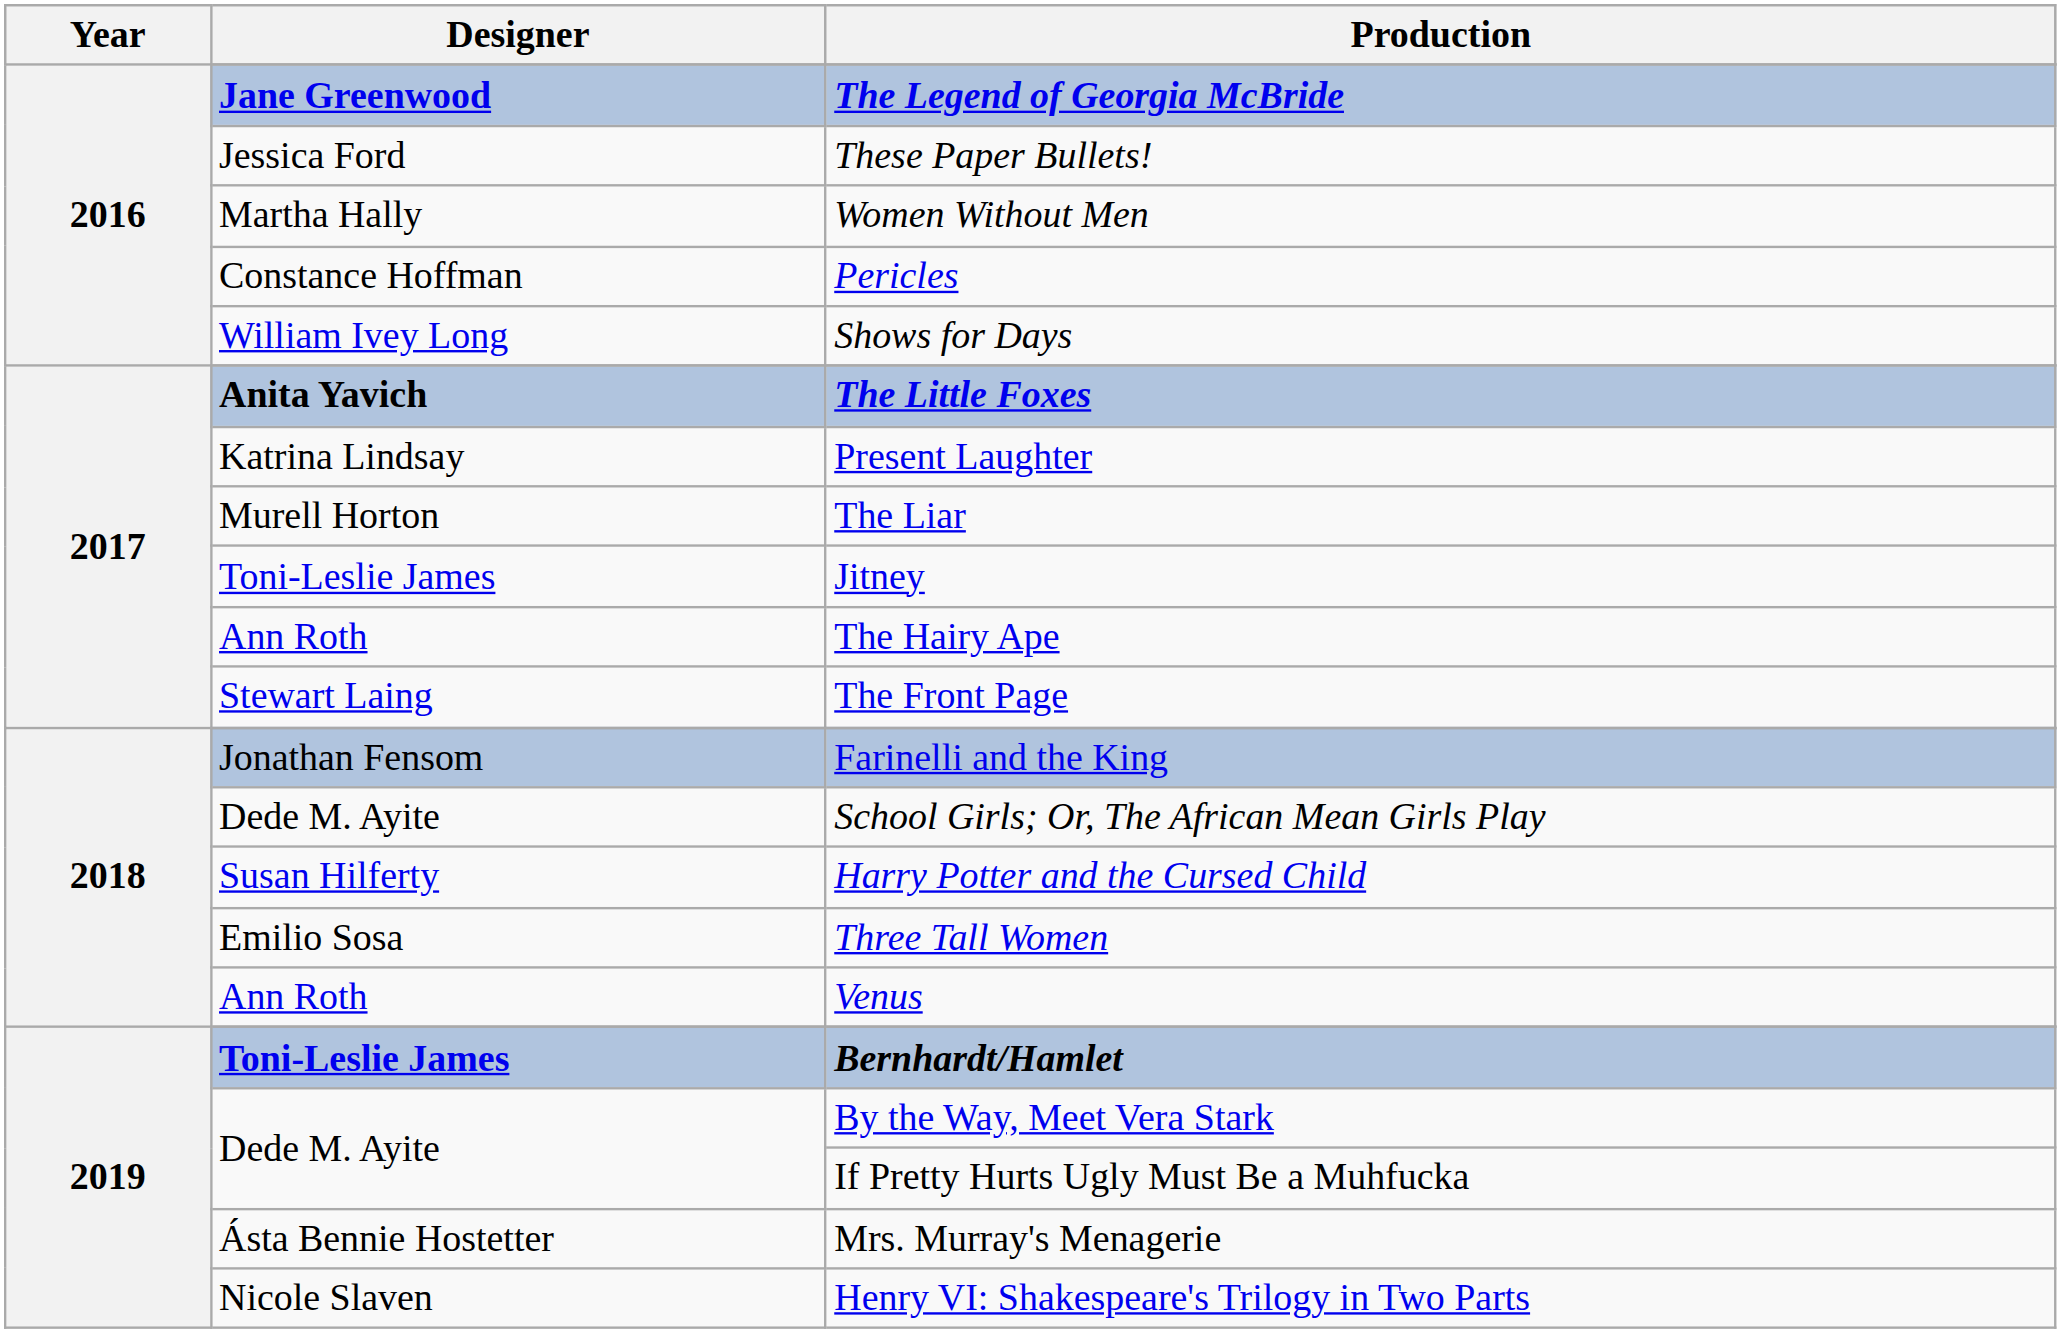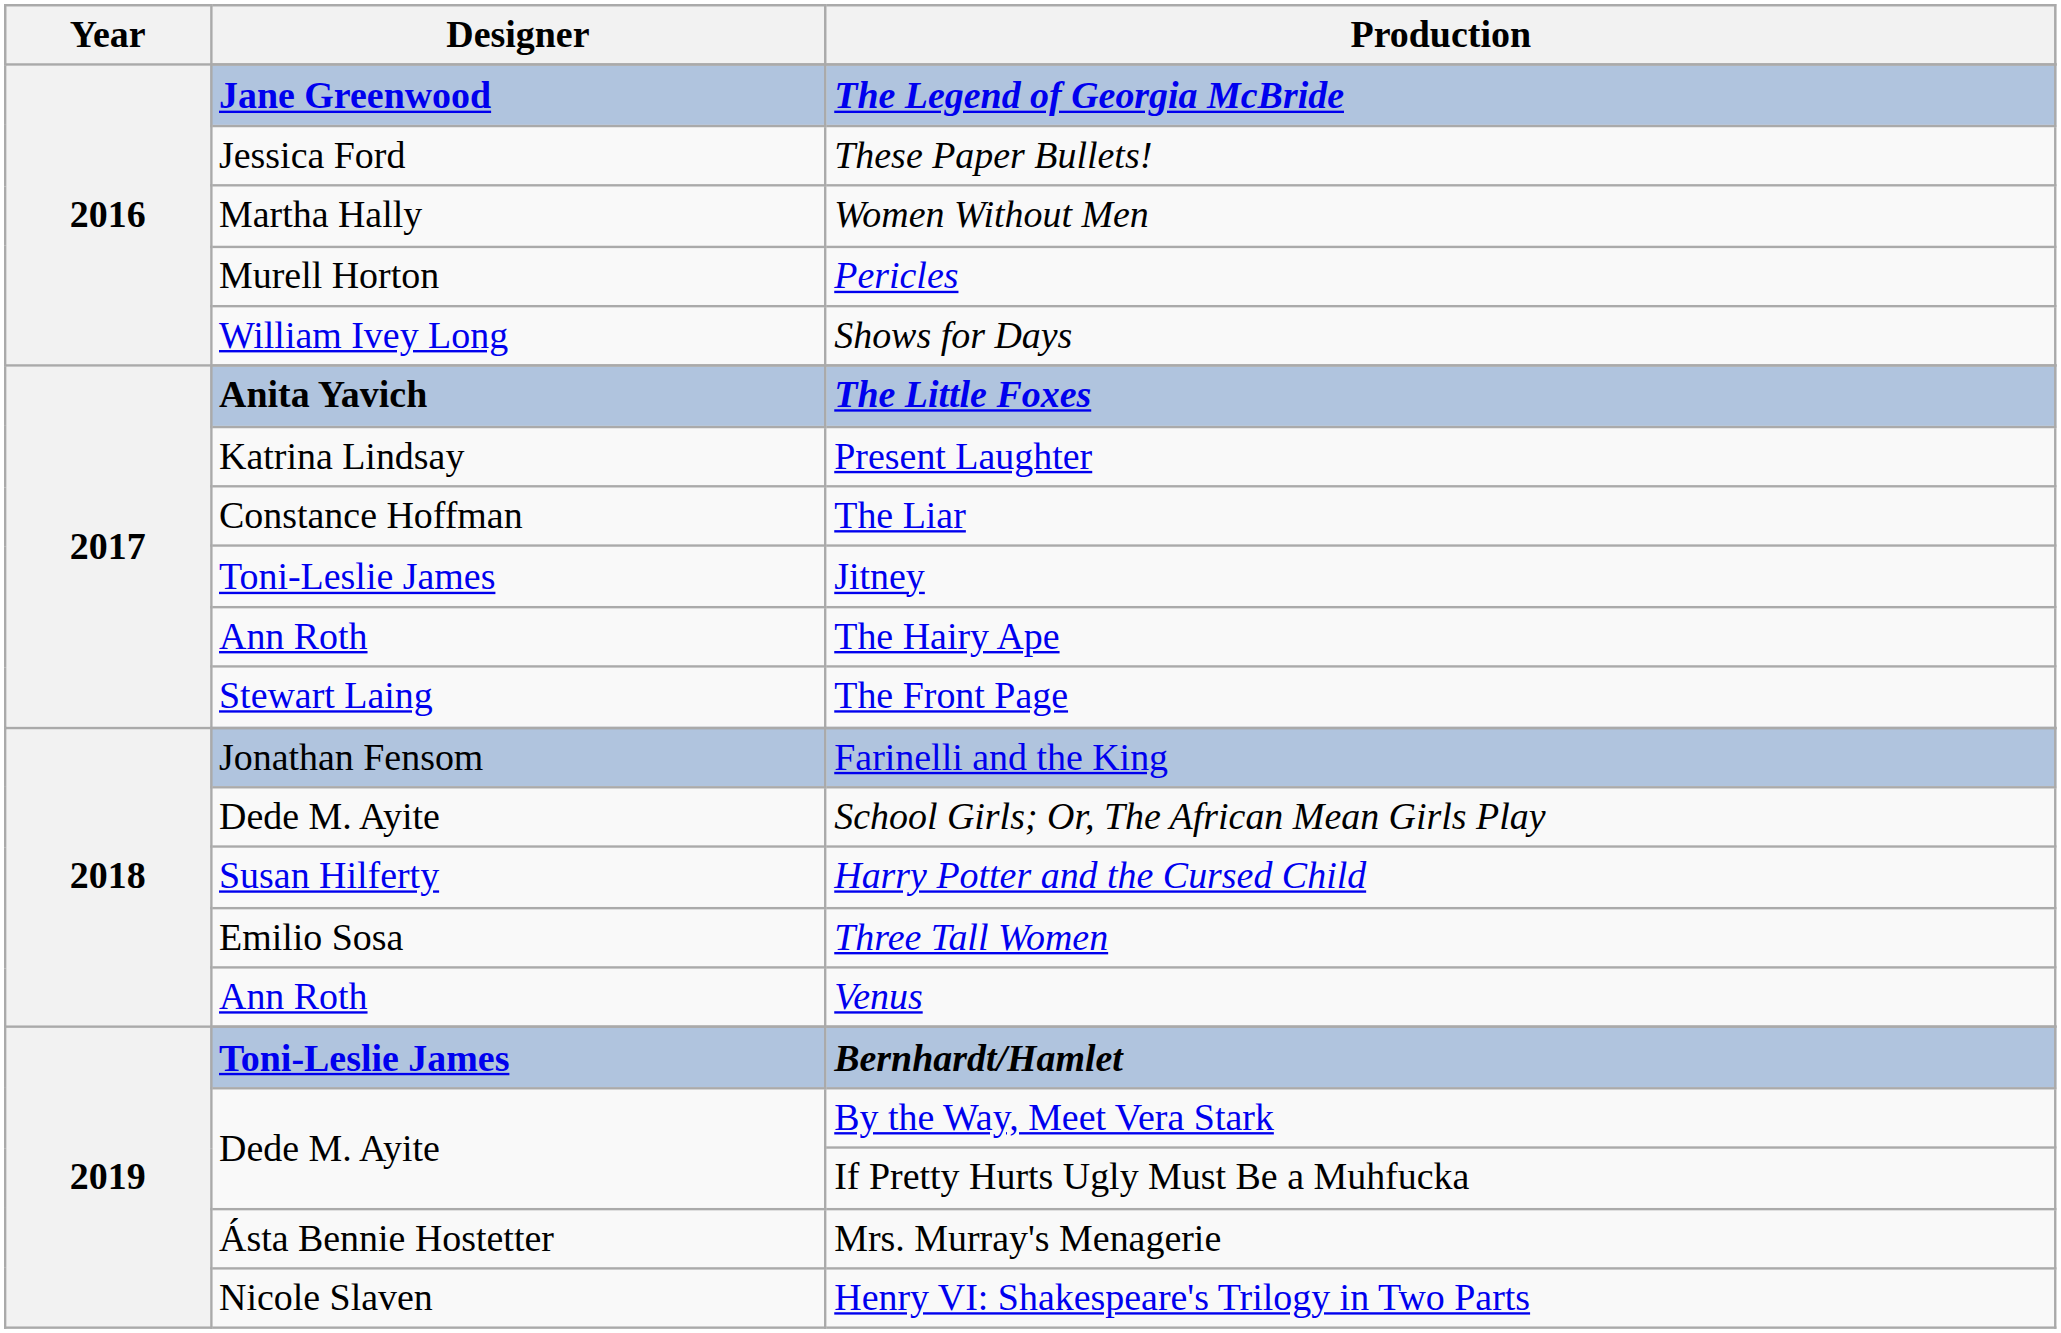(371, 275) Constance Hoffman -> (329, 275) Murell Horton
(329, 515) Murell Horton -> (371, 515) Constance Hoffman
